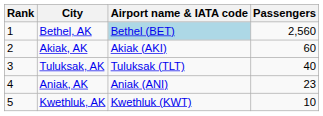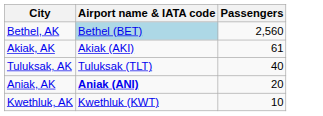- column: (21, 13)
(310, 48) 60 -> (277, 48) 61
(139, 84) normal -> (108, 84) bold
(310, 84) 23 -> (277, 84) 20
